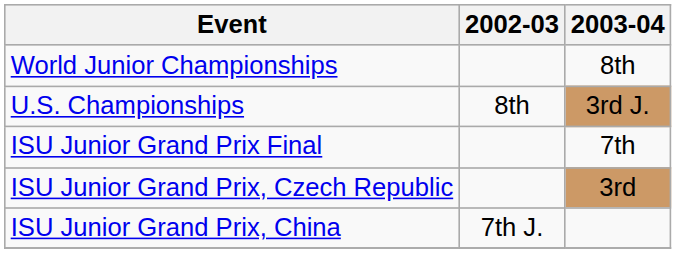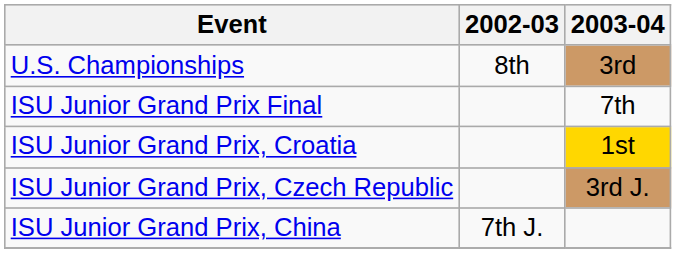- row: (174, 65)
(618, 106) 3rd J. -> (618, 65) 3rd
+ row: (184, 146)
(618, 187) 3rd -> (618, 187) 3rd J.
